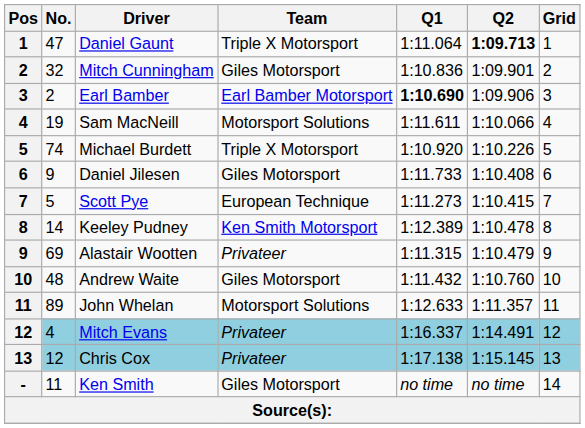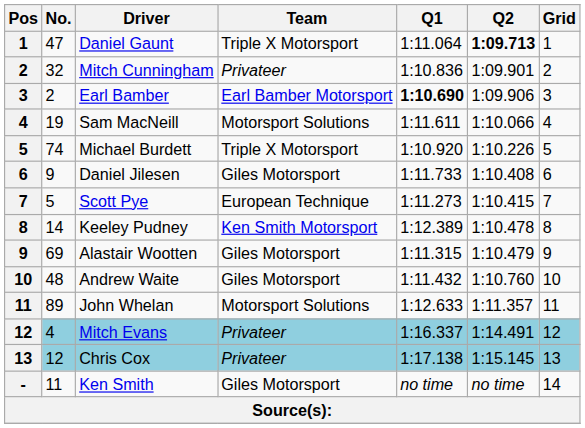(280, 70) Giles Motorsport -> (254, 70) Privateer
(254, 253) Privateer -> (280, 253) Giles Motorsport
